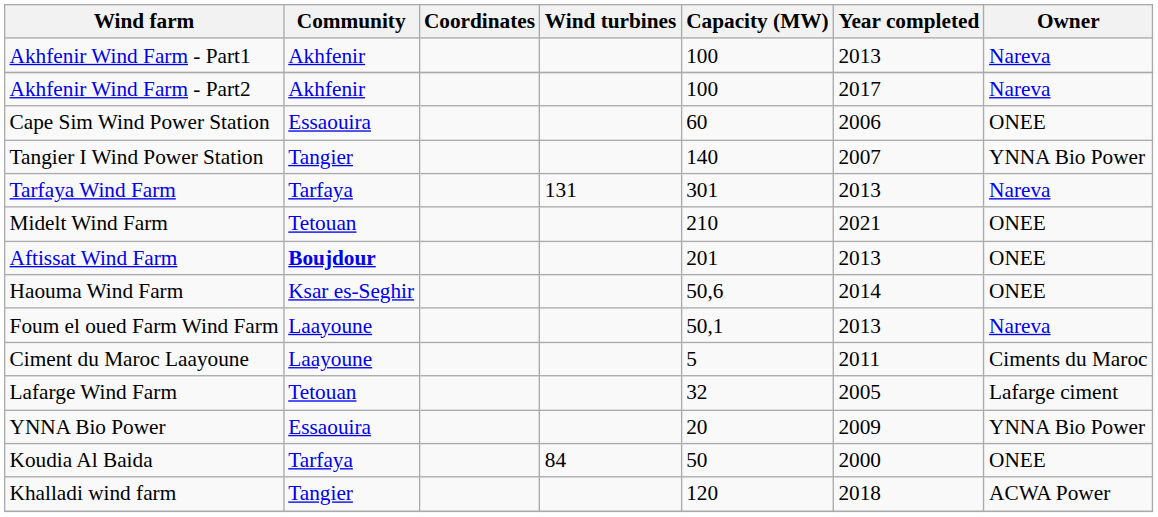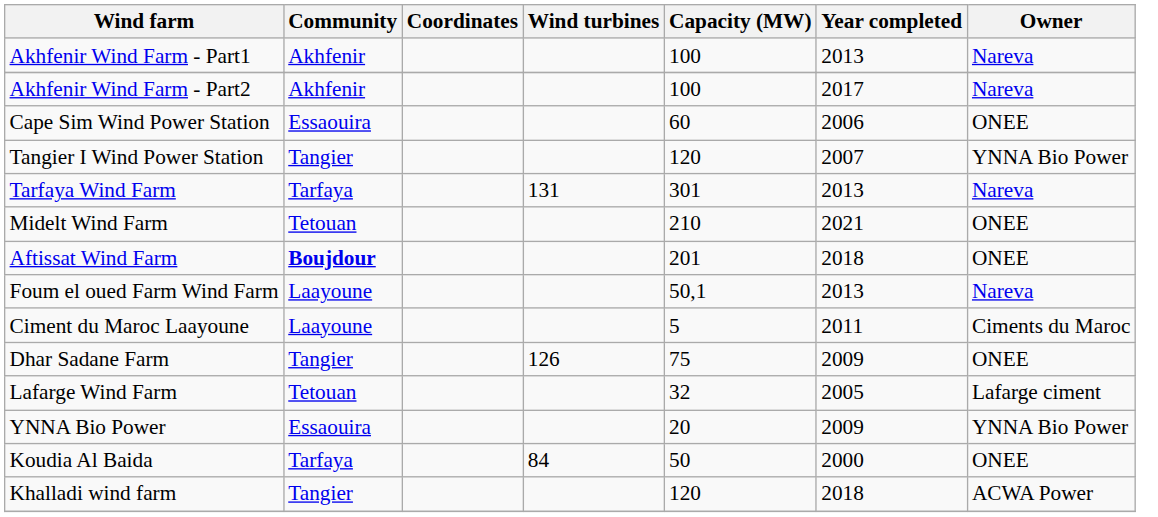(702, 156) 140 -> (685, 156) 120
(860, 257) 2013 -> (843, 257) 2018
- row: (96, 291)
+ row: (89, 358)
